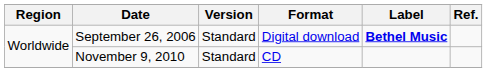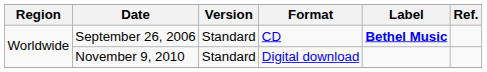(311, 36) Digital download -> (271, 36) CD
(271, 57) CD -> (311, 57) Digital download
